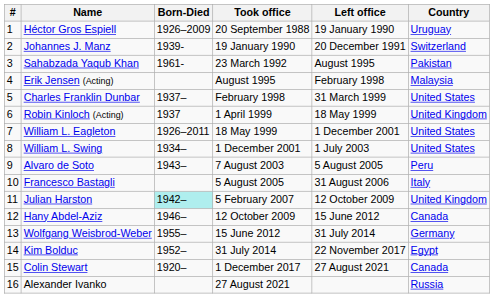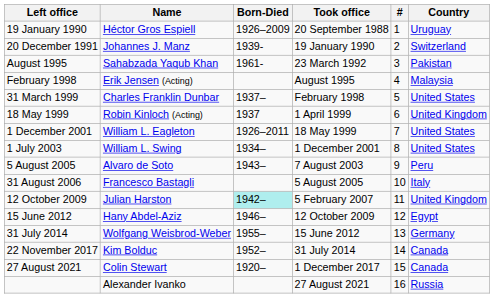columns swapped: (13, 13) <-> (360, 13)
(429, 217) Canada -> (424, 217) Egypt
(424, 251) Egypt -> (429, 251) Canada
